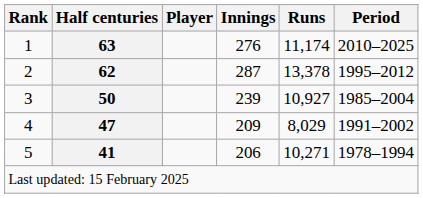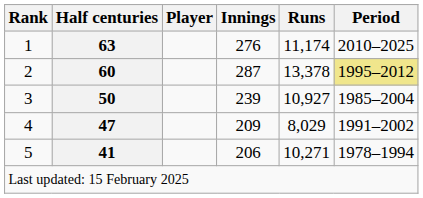(107, 71) 62 -> (107, 71) 60
(376, 71) no background -> (376, 71) khaki background
